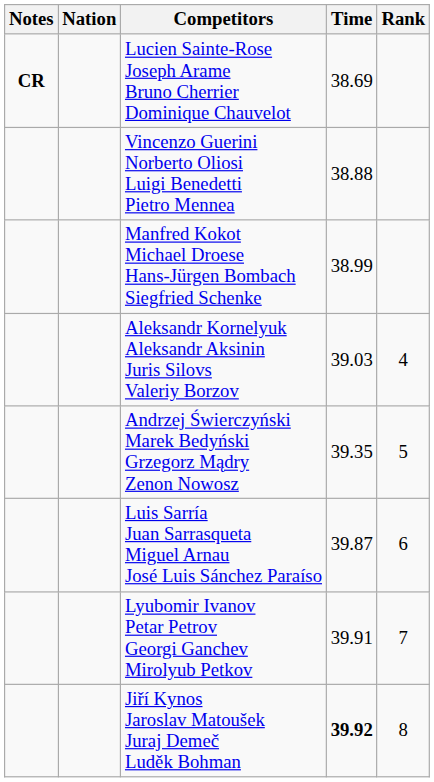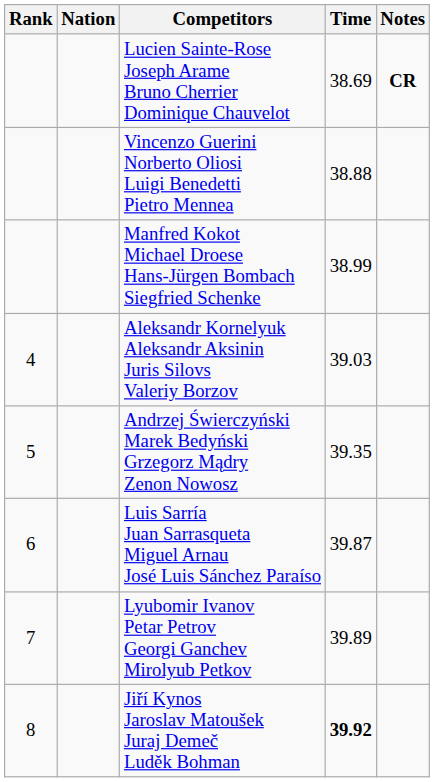columns swapped: (403, 19) <-> (31, 19)
(352, 637) 39.91 -> (351, 637) 39.89
